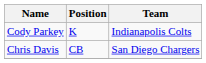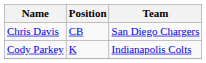rows swapped: (33, 49) <-> (35, 31)
